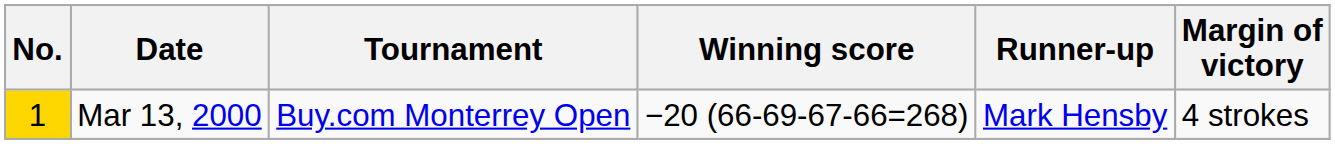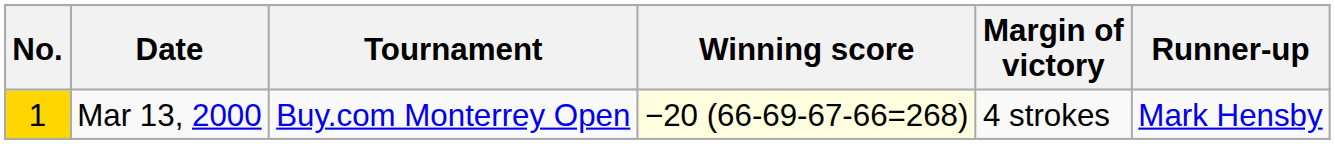columns swapped: (1252, 48) <-> (1075, 48)
(807, 115) no background -> (807, 115) lightyellow background
